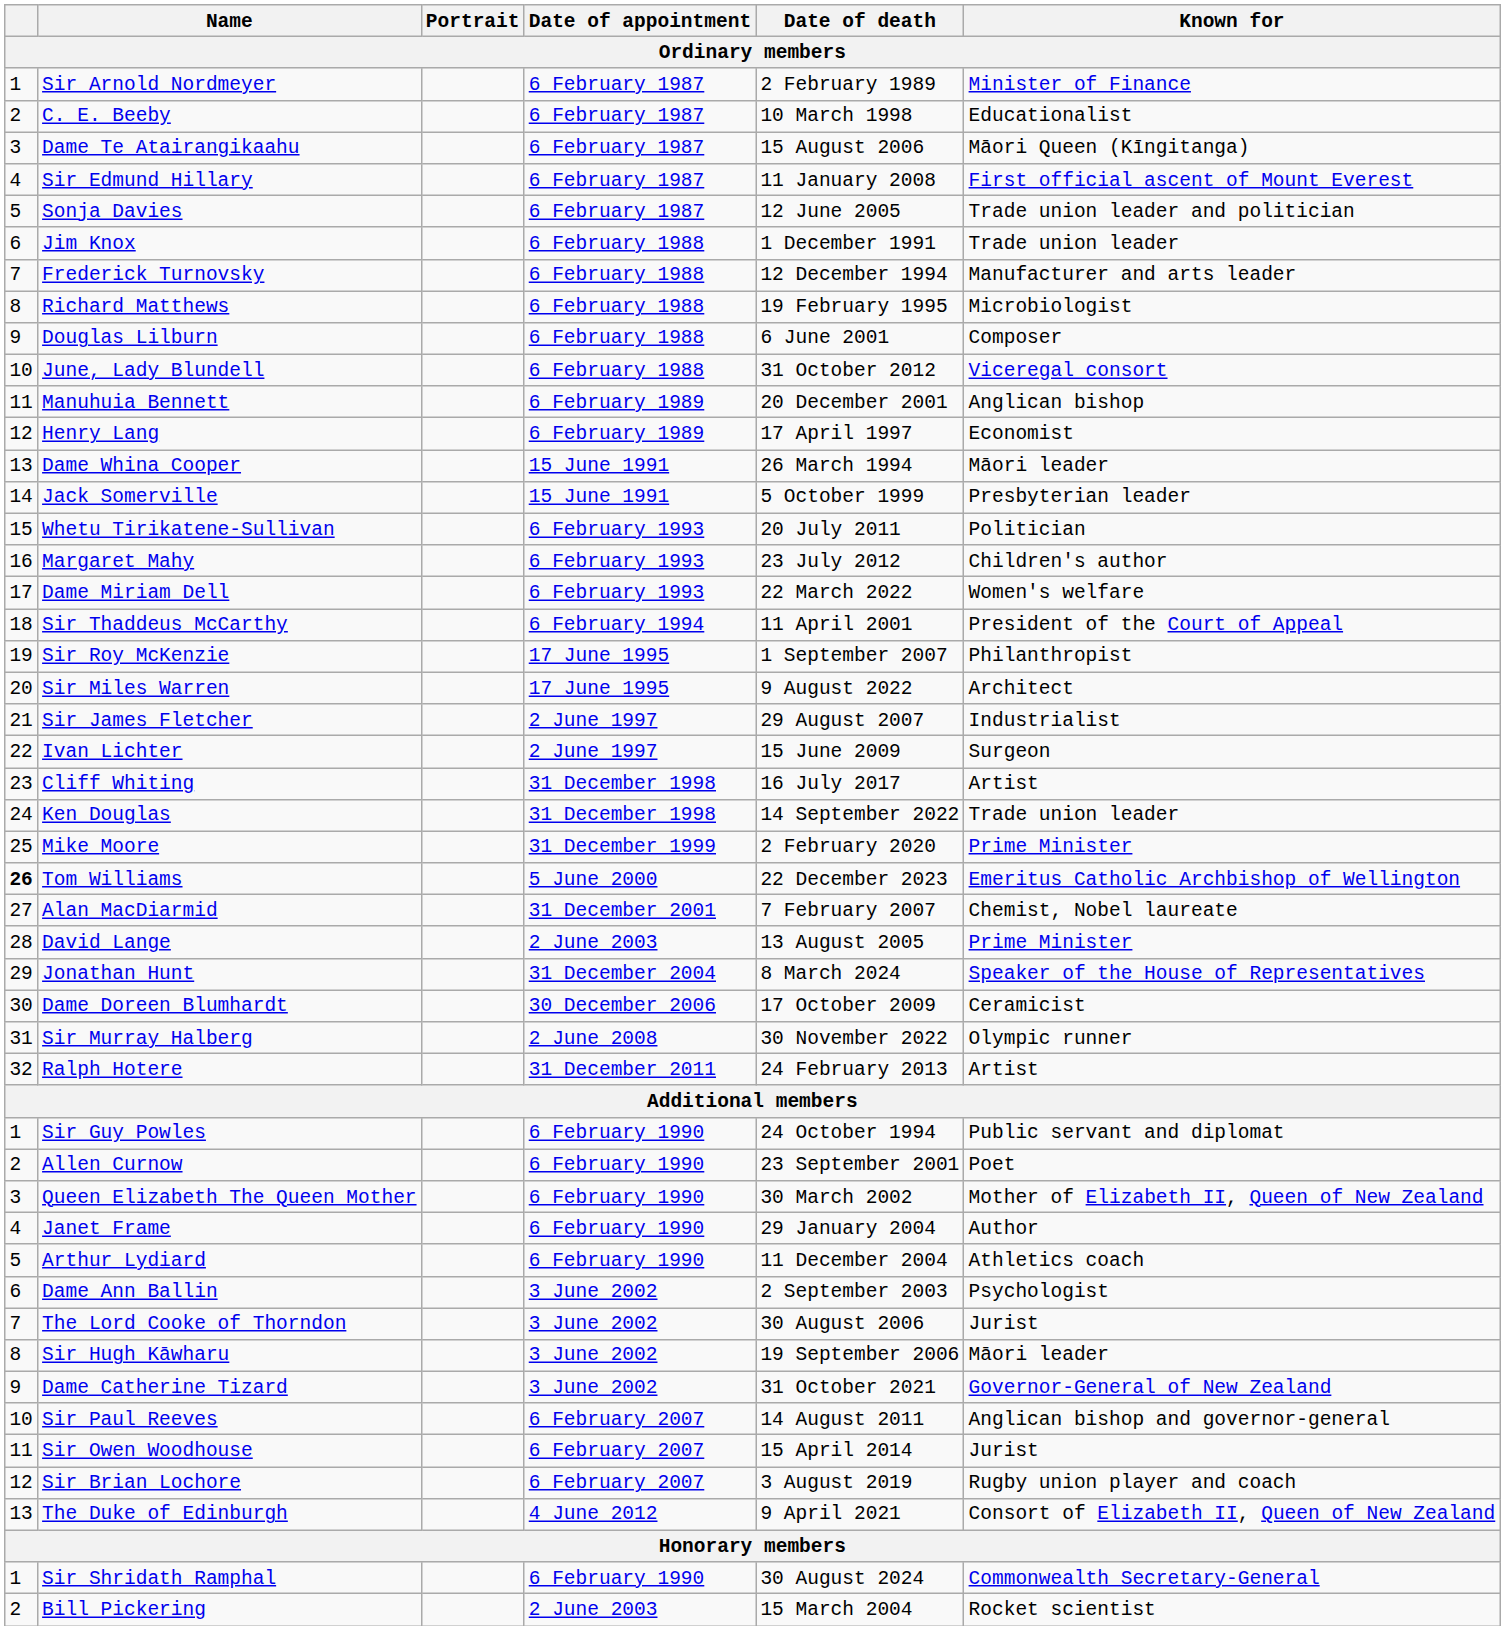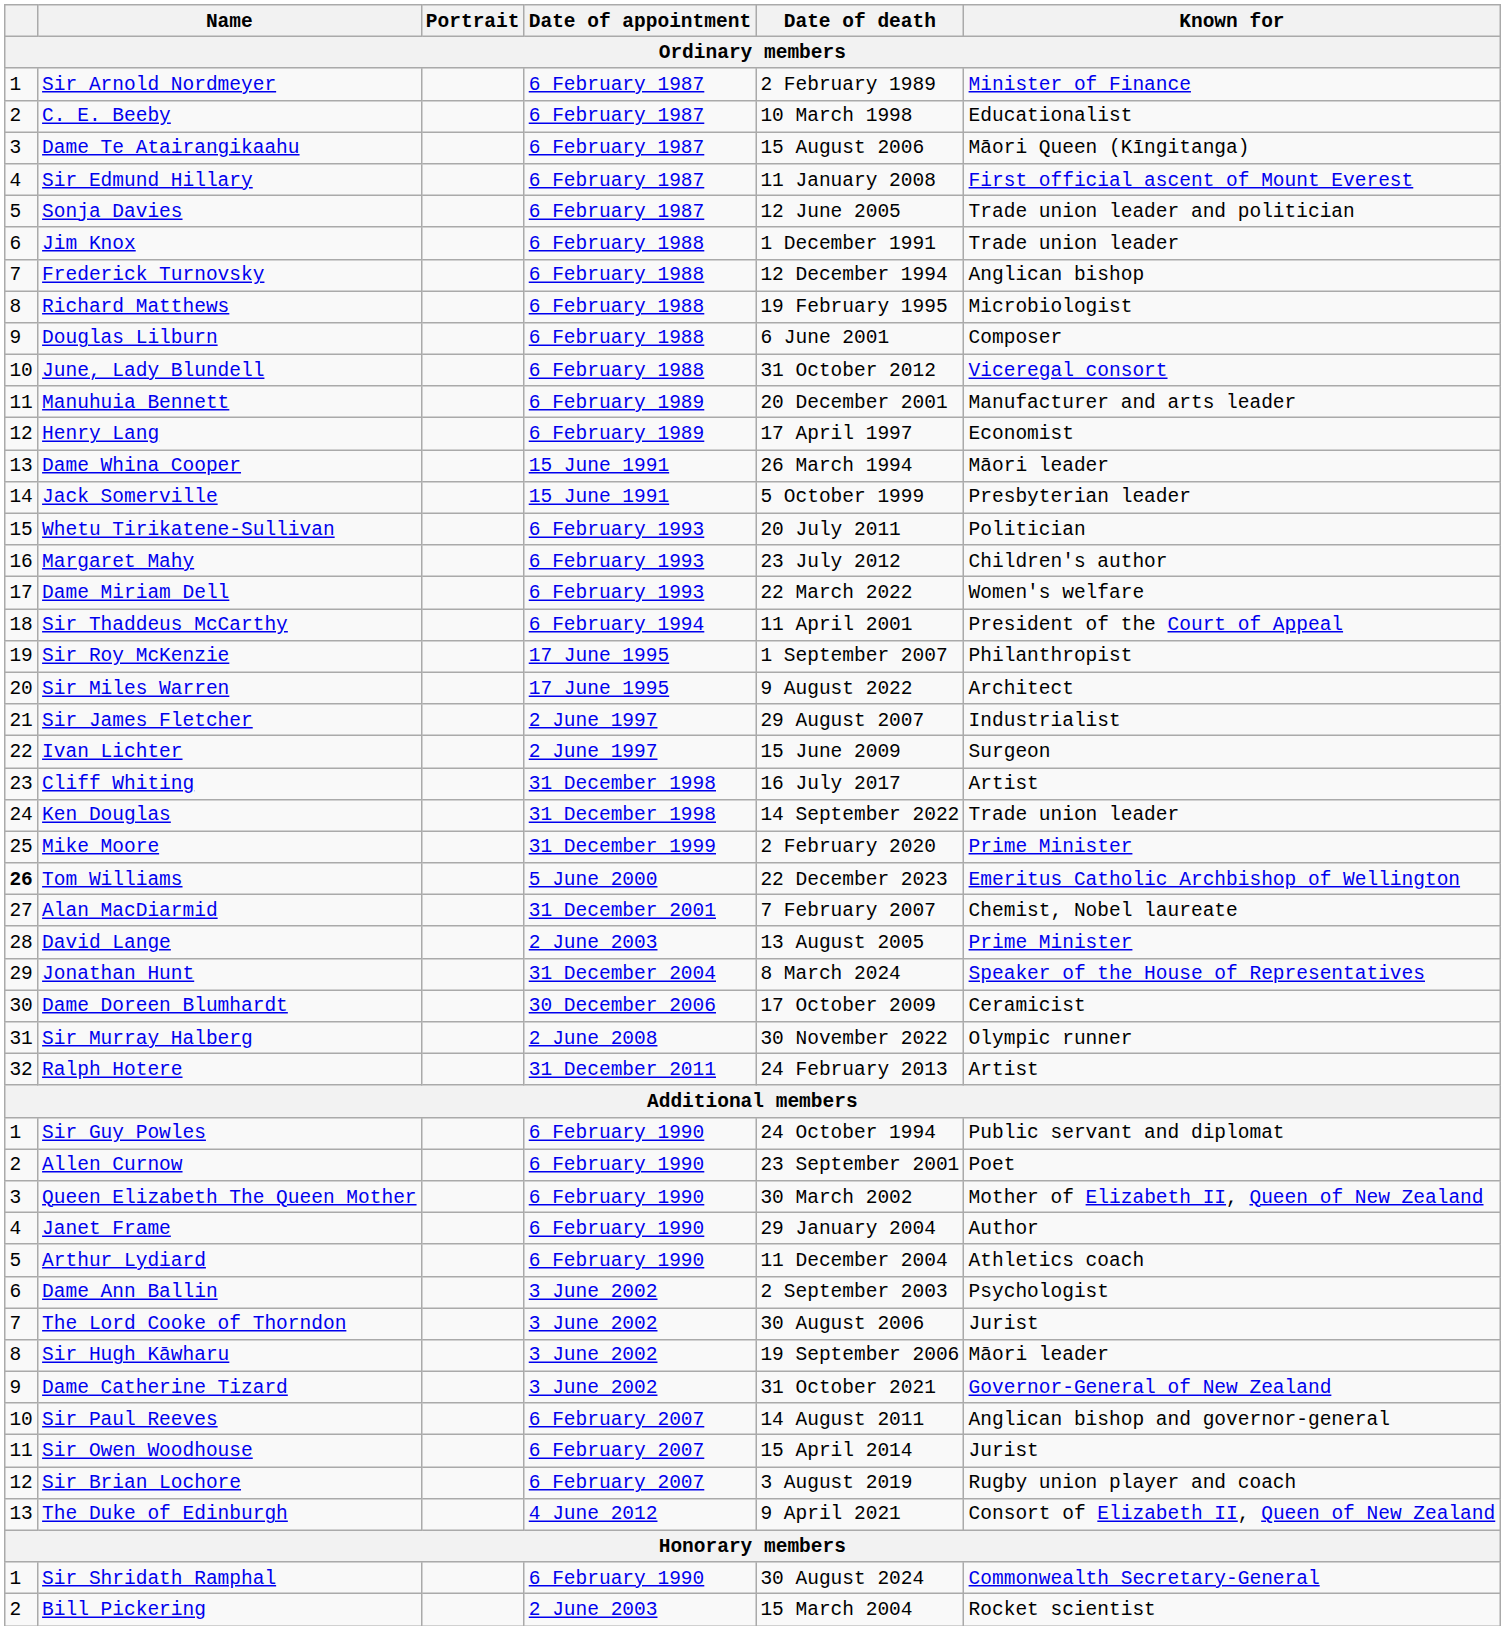(1132, 275) Manufacturer and arts leader -> (1056, 275) Anglican bishop
(1056, 402) Anglican bishop -> (1132, 402) Manufacturer and arts leader
